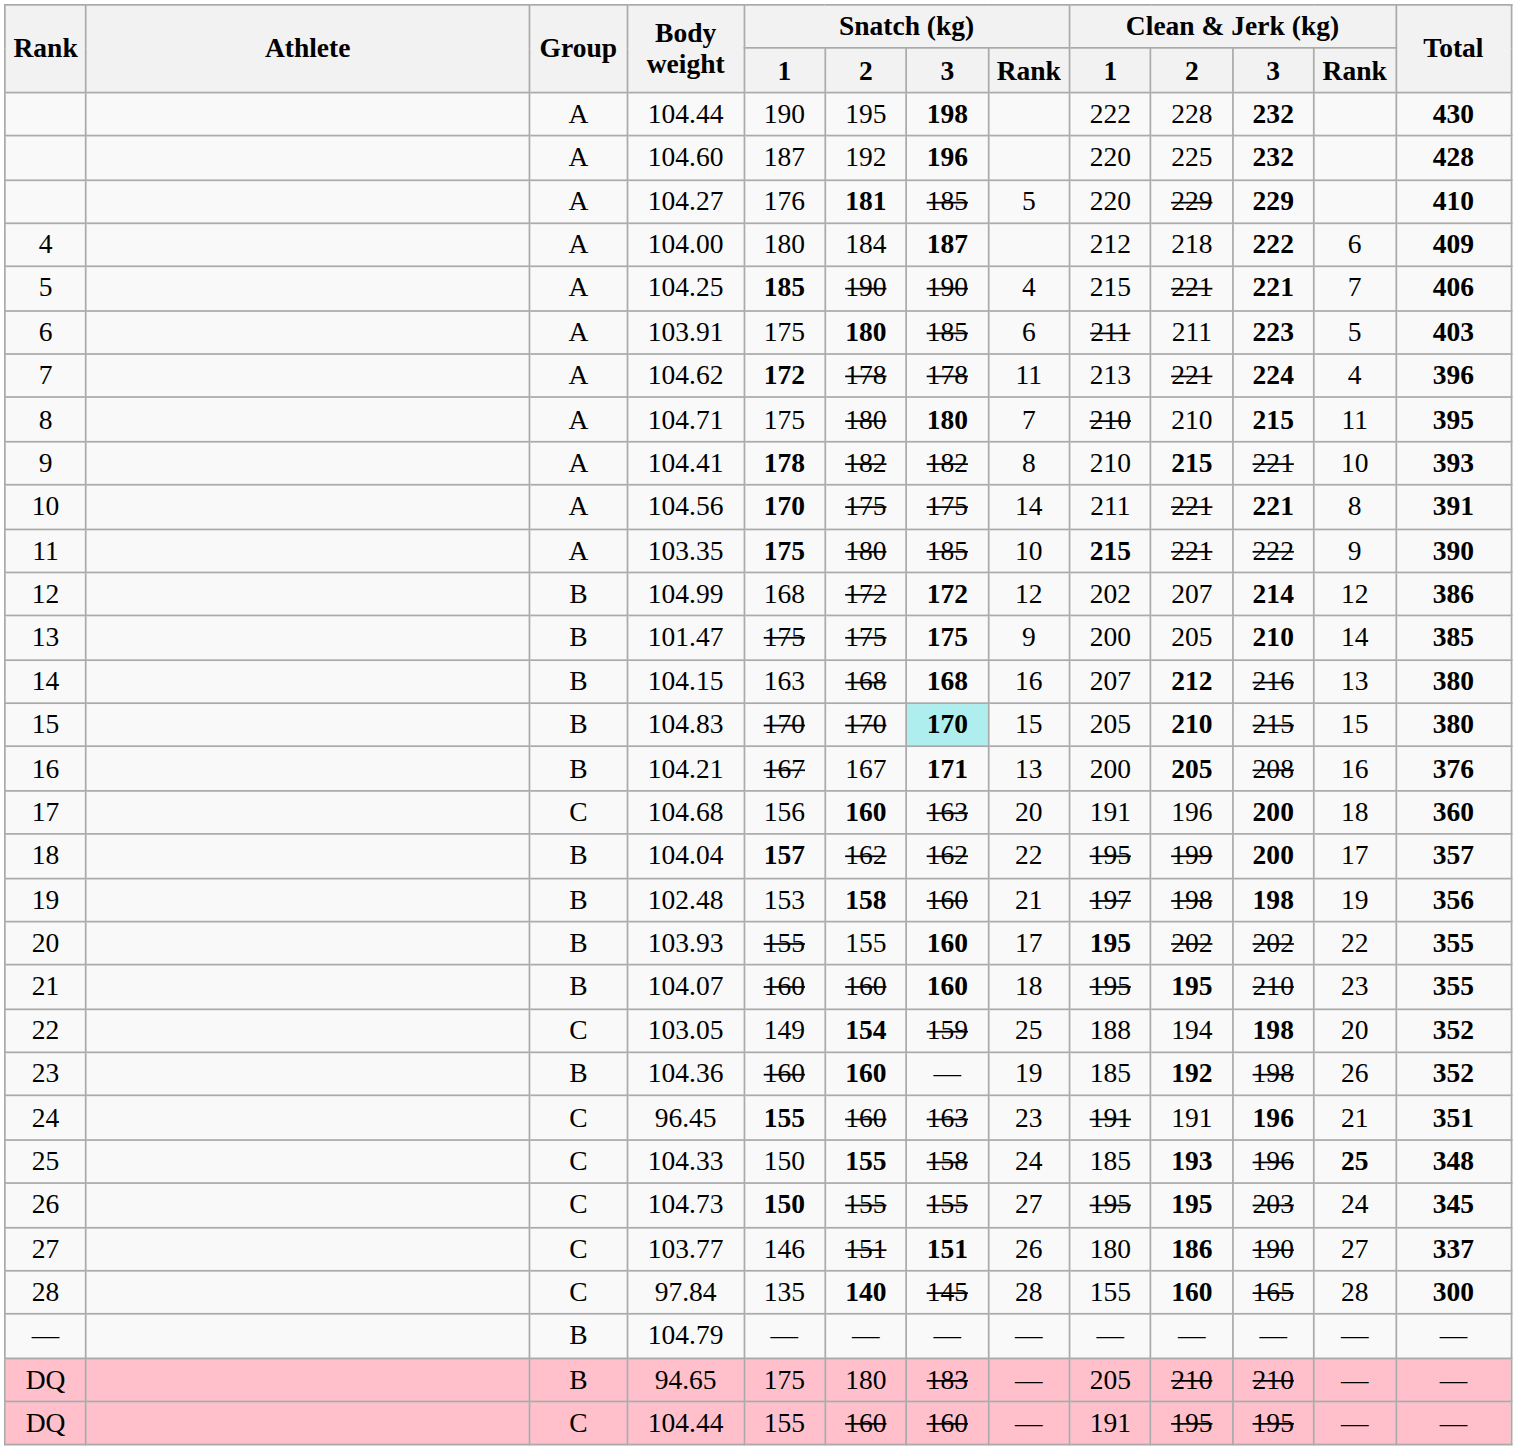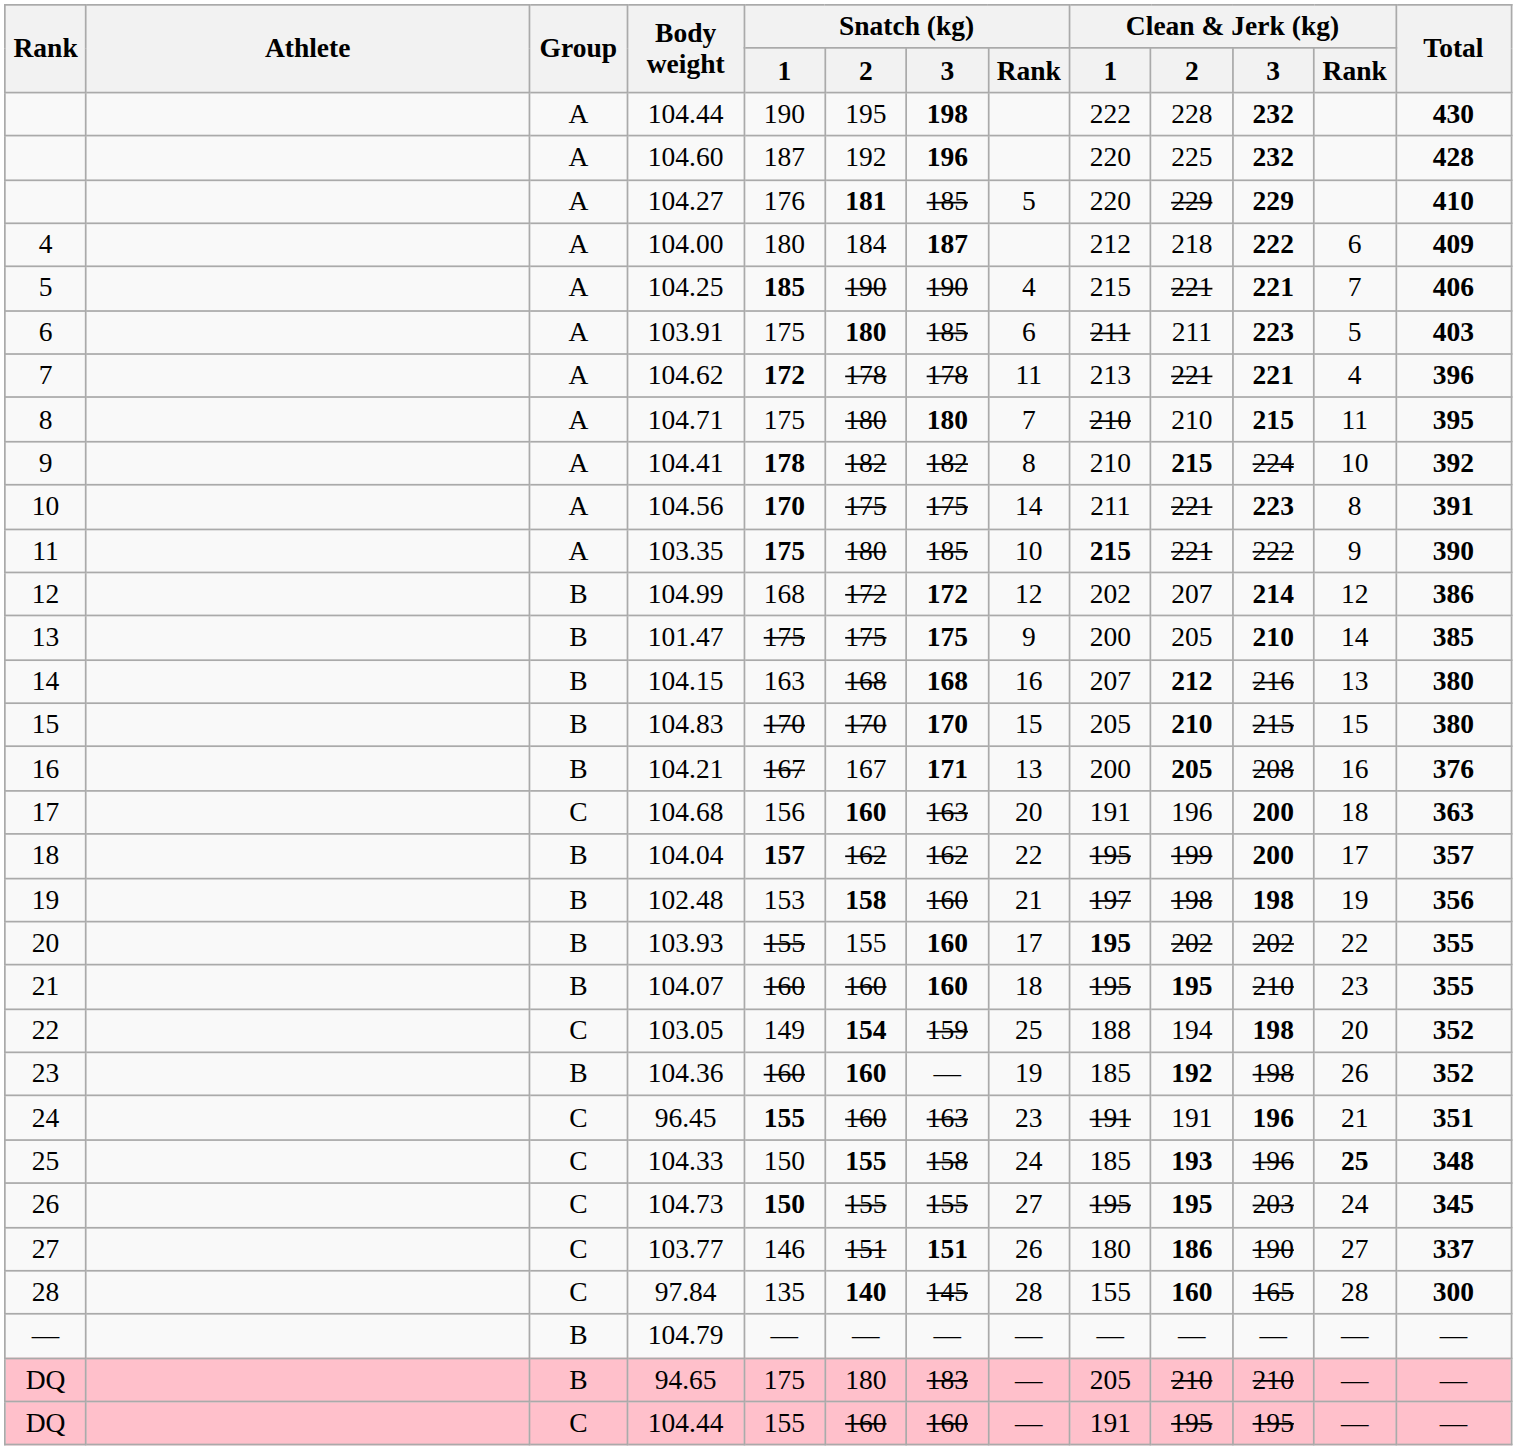(1273, 375) 224 -> (1273, 375) 221
(1273, 462) 221 -> (1273, 462) 224
(1453, 462) 393 -> (1453, 462) 392
(1273, 506) 221 -> (1273, 506) 223
(947, 724) paleturquoise background -> (947, 724) no background
(1453, 811) 360 -> (1453, 811) 363
